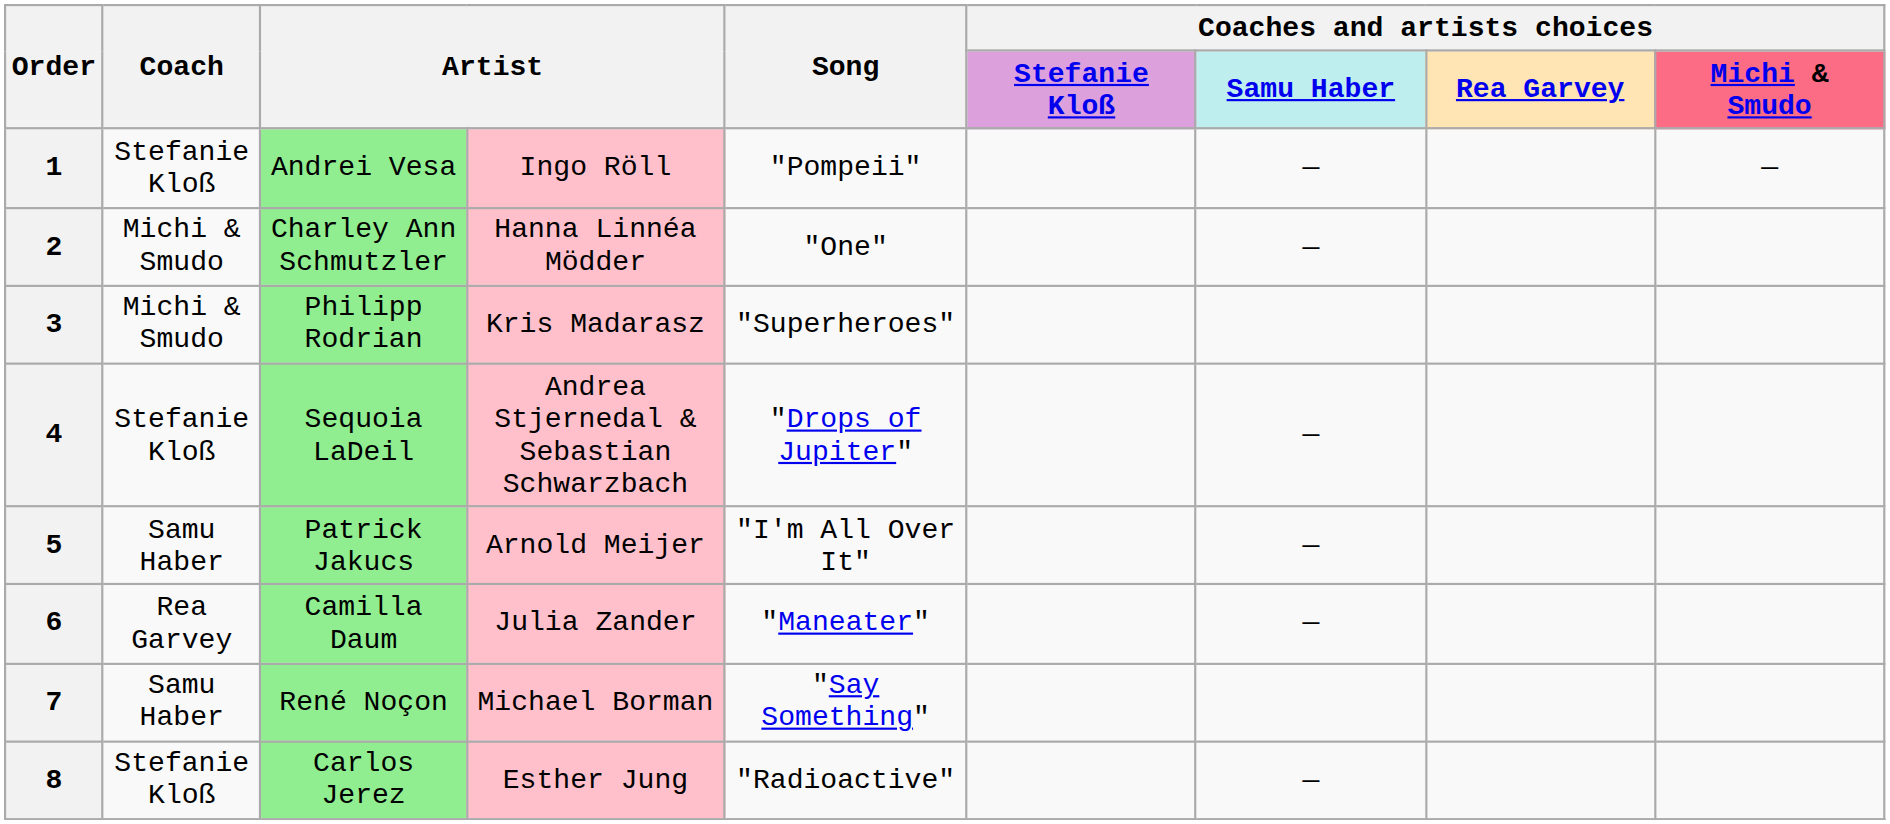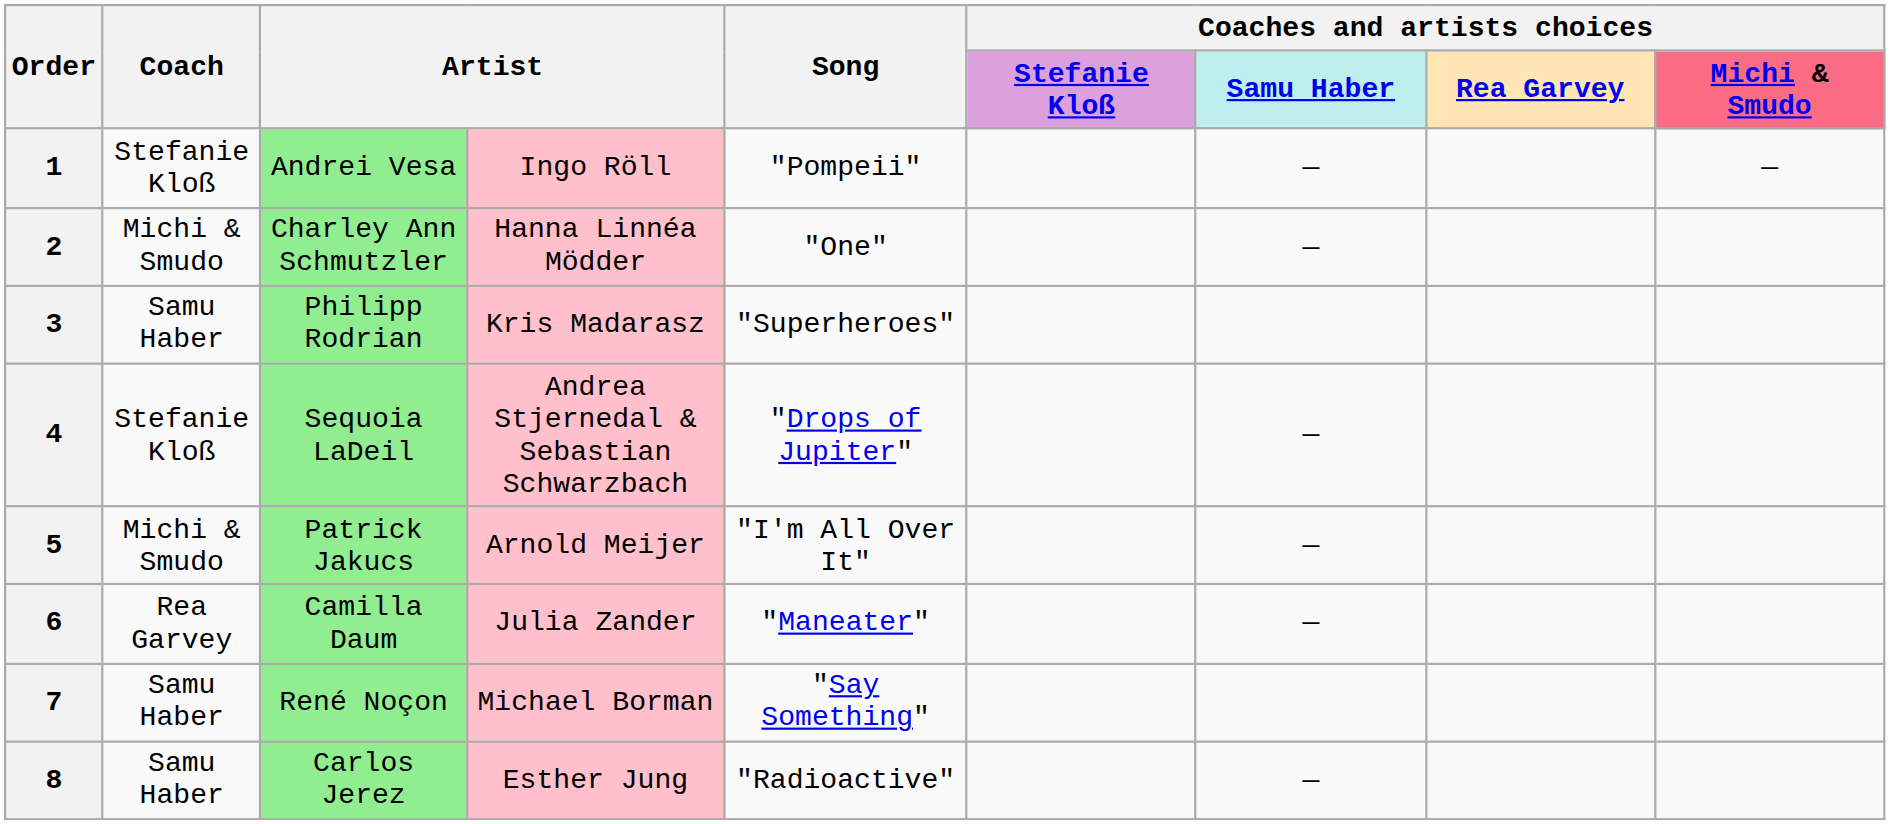(182, 324) Michi & Smudo -> (182, 324) Samu Haber
(182, 546) Samu Haber -> (182, 546) Michi & Smudo
(182, 780) Stefanie Kloß -> (182, 780) Samu Haber
